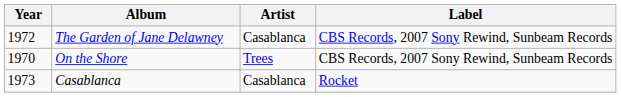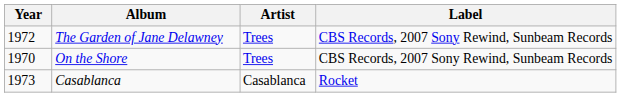(278, 37) Casablanca -> (258, 37) Trees
